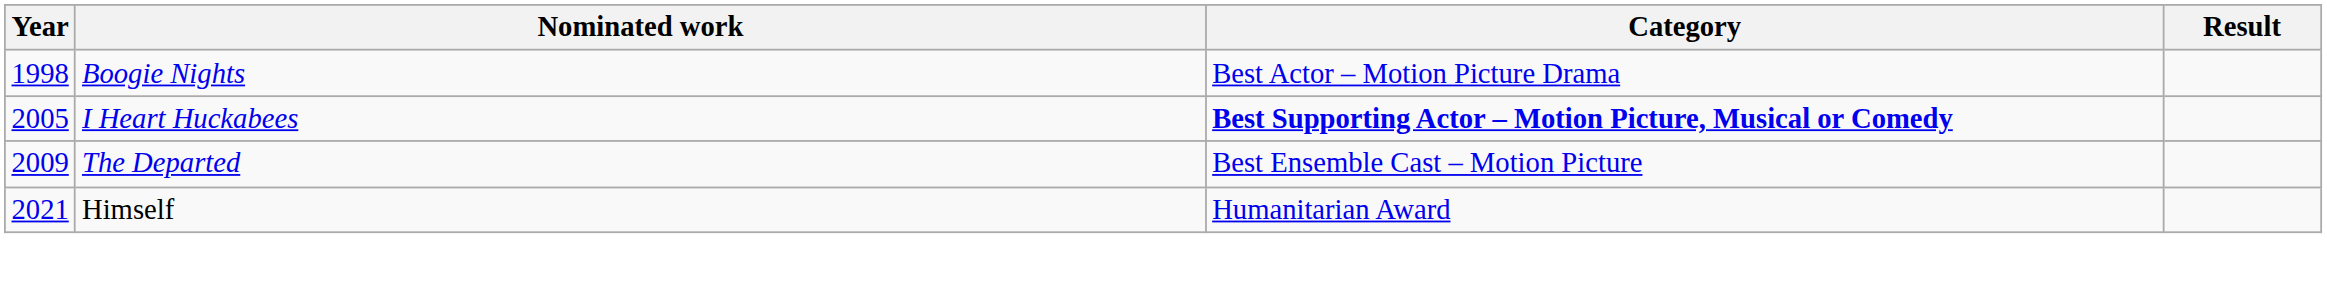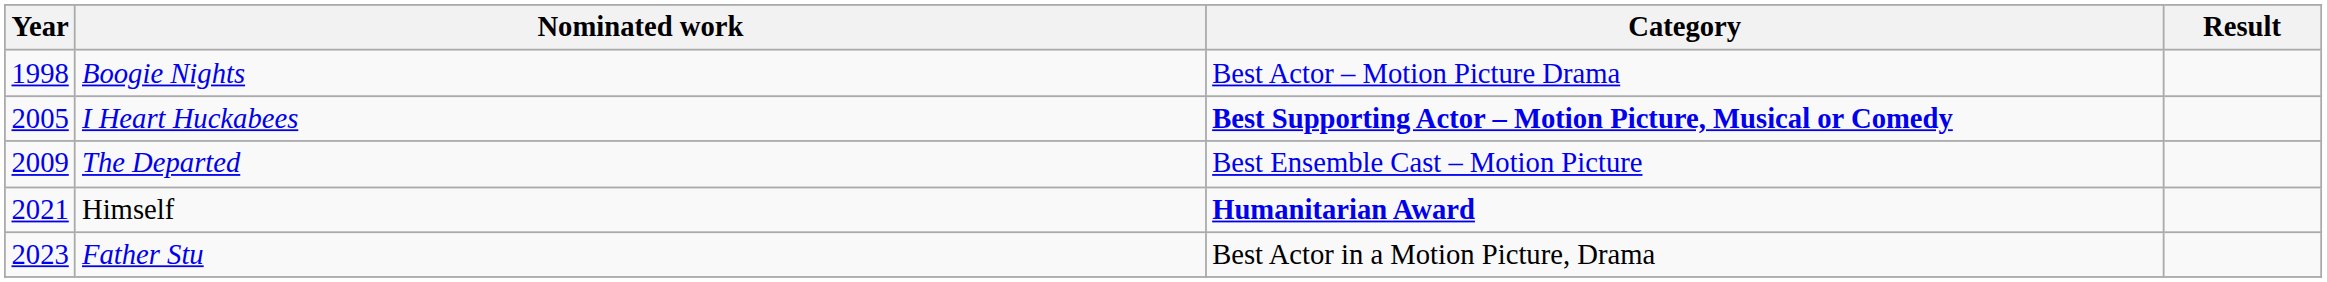(1331, 208) normal -> (1344, 208) bold
+ row: (143, 254)
